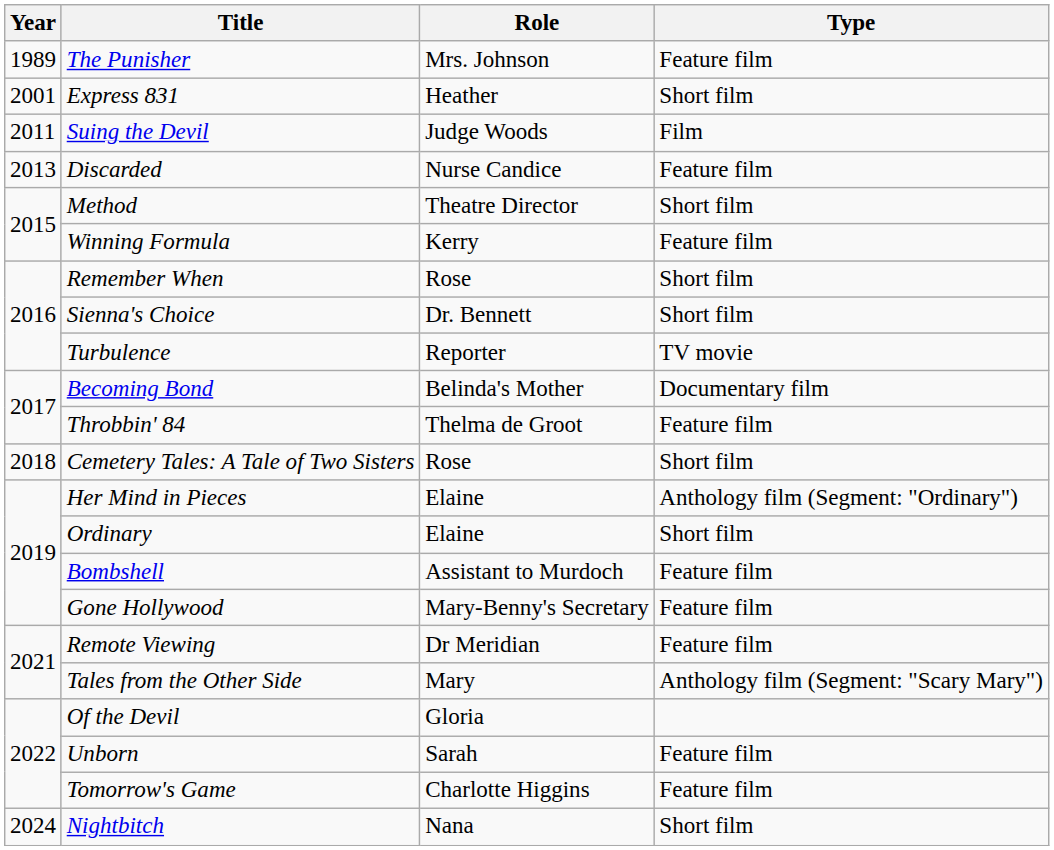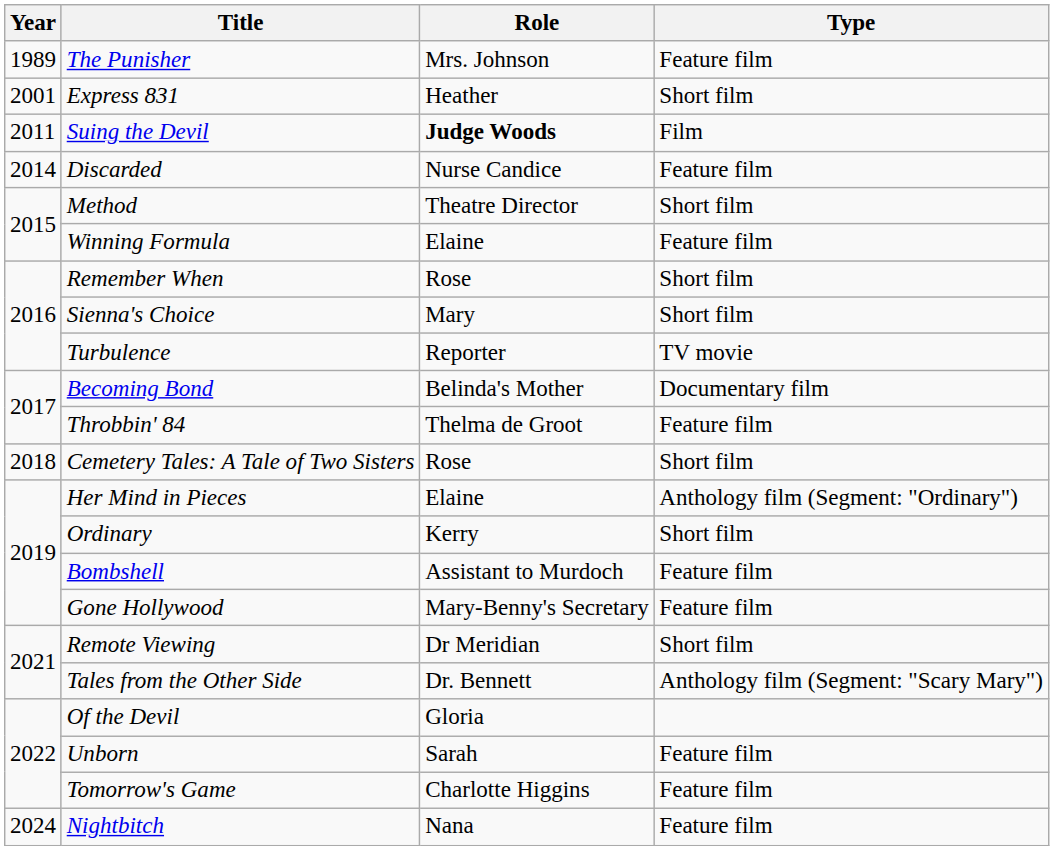(486, 132) normal -> (491, 132) bold
(33, 168) 2013 -> (33, 168) 2014
(452, 242) Kerry -> (455, 242) Elaine
(478, 315) Dr. Bennett -> (450, 315) Mary
(455, 534) Elaine -> (452, 534) Kerry
(716, 643) Feature film -> (706, 643) Short film
(450, 680) Mary -> (478, 680) Dr. Bennett
(706, 826) Short film -> (716, 826) Feature film
